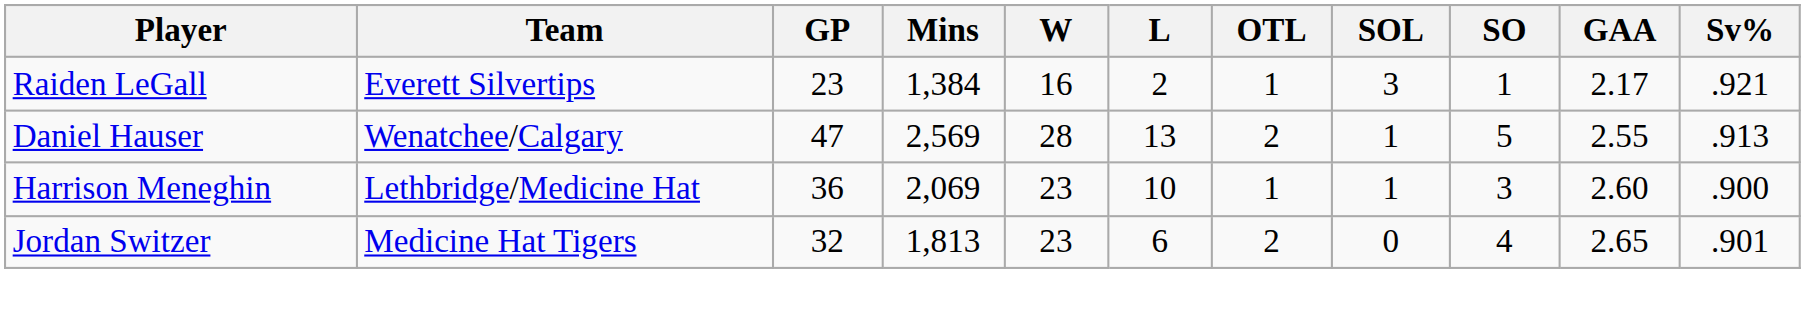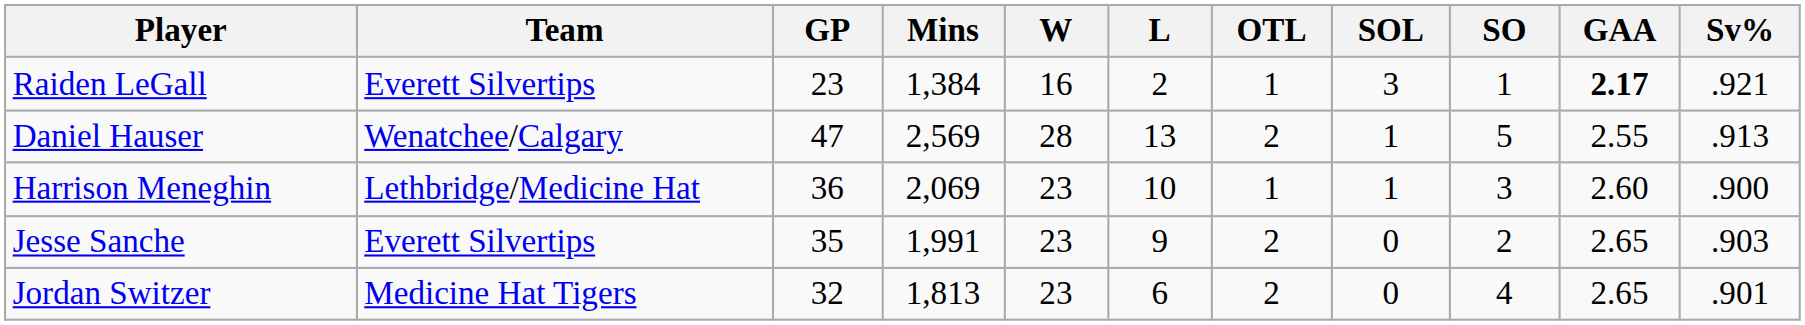(1620, 83) normal -> (1620, 83) bold
+ row: (99, 240)
